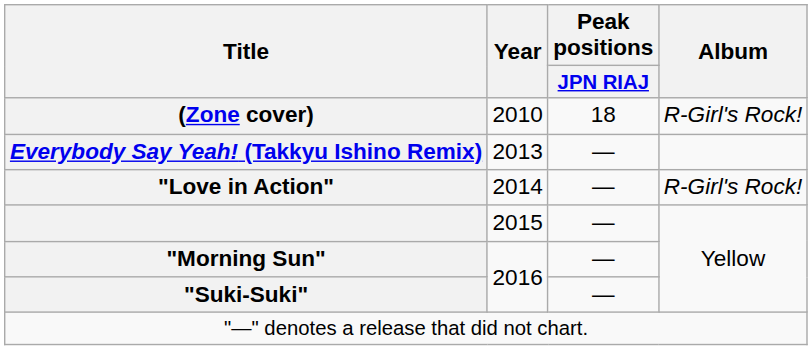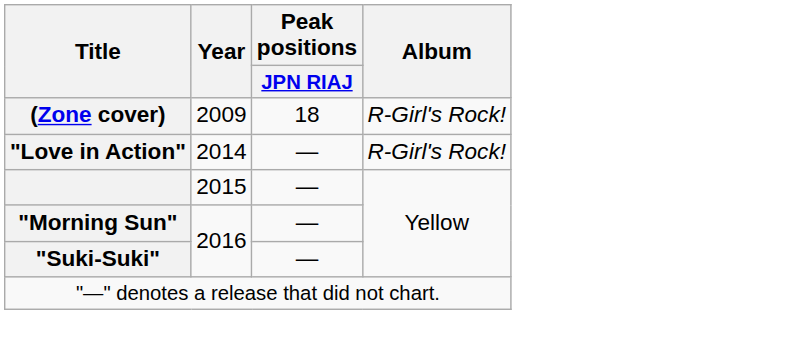(518, 115) 2010 -> (221, 115) 2009
- row: (246, 151)
